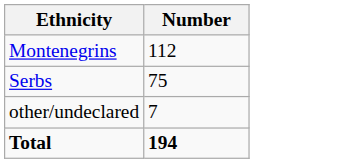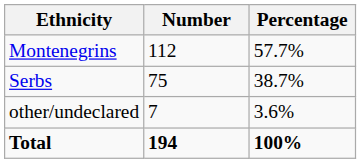+ column: (302, 19)
